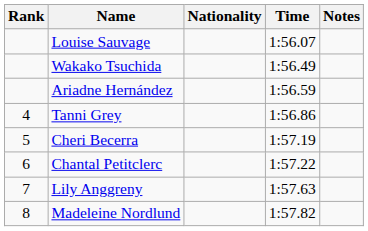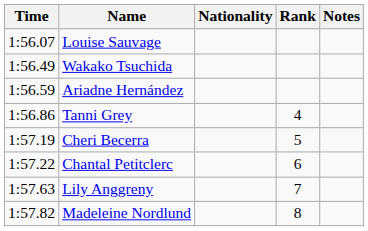columns swapped: (26, 16) <-> (292, 16)
